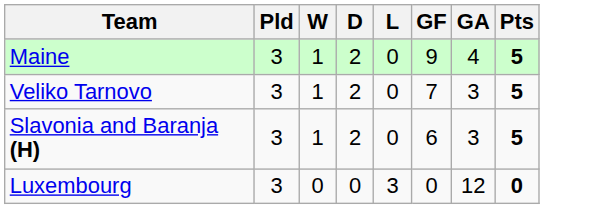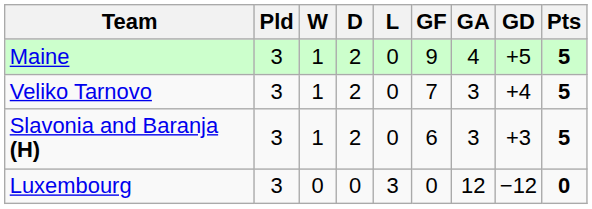+ column: (518, 21)
